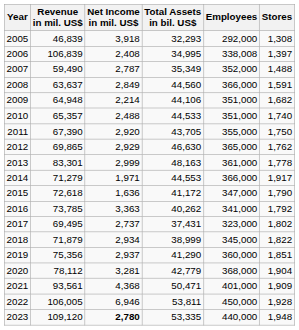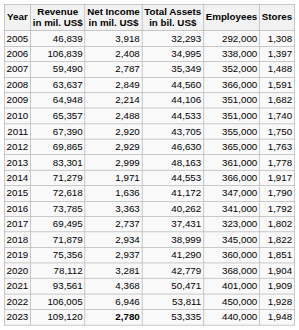(240, 54) 338,008 -> (240, 54) 338,000
(280, 147) 1,762 -> (280, 147) 1,763
